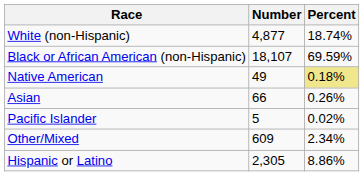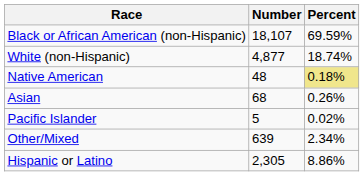rows swapped: (69, 35) <-> (127, 56)
(259, 77) 49 -> (259, 77) 48
(259, 98) 66 -> (259, 98) 68
(263, 139) 609 -> (263, 139) 639
